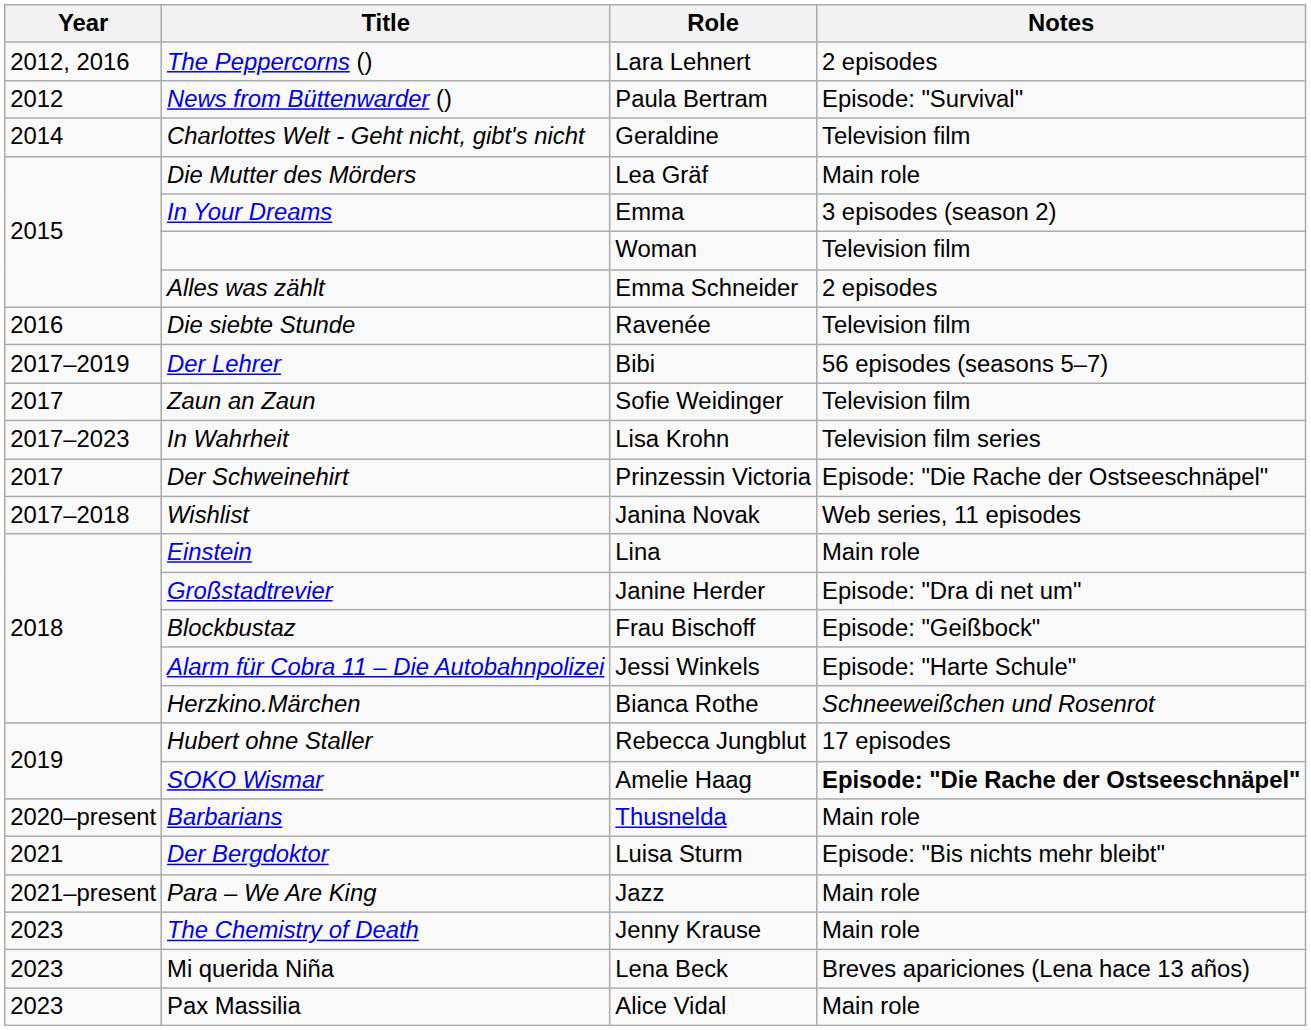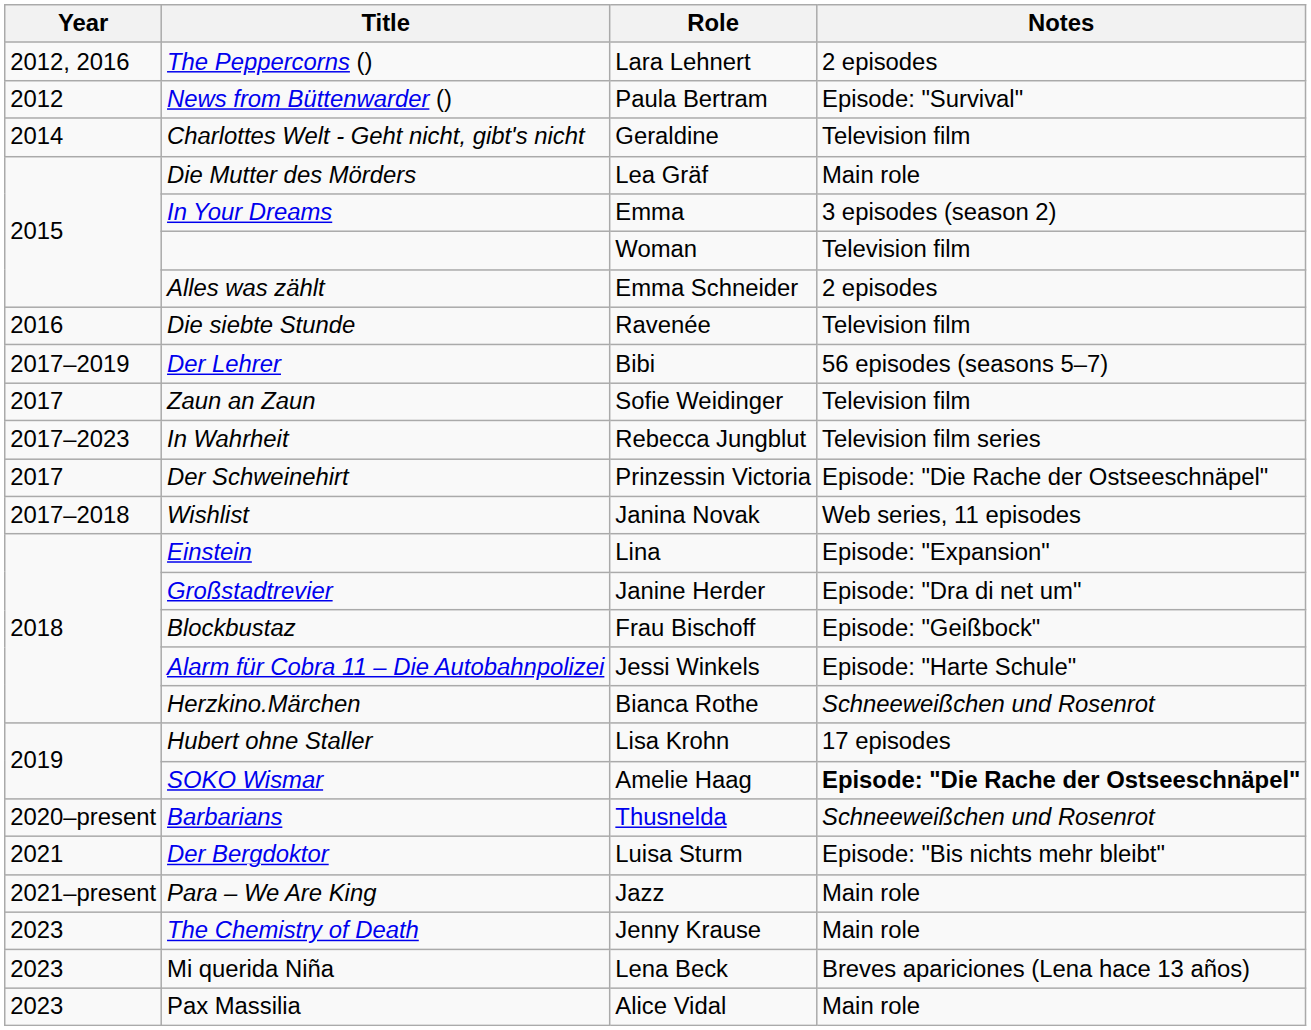(672, 439) Lisa Krohn -> (711, 439) Rebecca Jungblut
(871, 552) Main role -> (936, 552) Episode: "Expansion"
(711, 741) Rebecca Jungblut -> (672, 741) Lisa Krohn
(871, 817) Main role -> (988, 817) Schneeweißchen und Rosenrot
